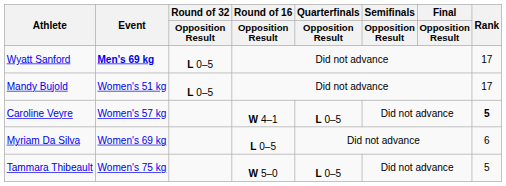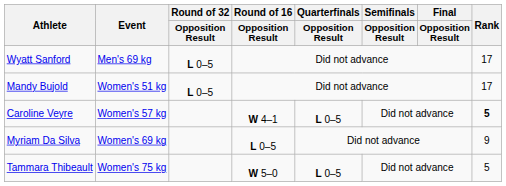(126, 60) bold -> (124, 60) normal
(487, 141) 6 -> (487, 141) 9
